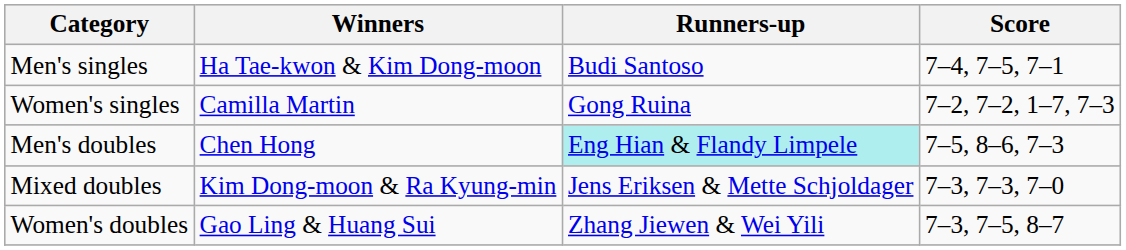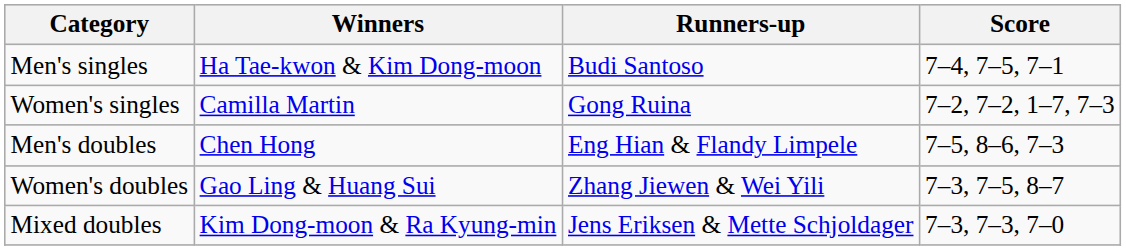(713, 144) paleturquoise background -> (713, 144) no background
rows swapped: (99, 225) <-> (86, 184)
